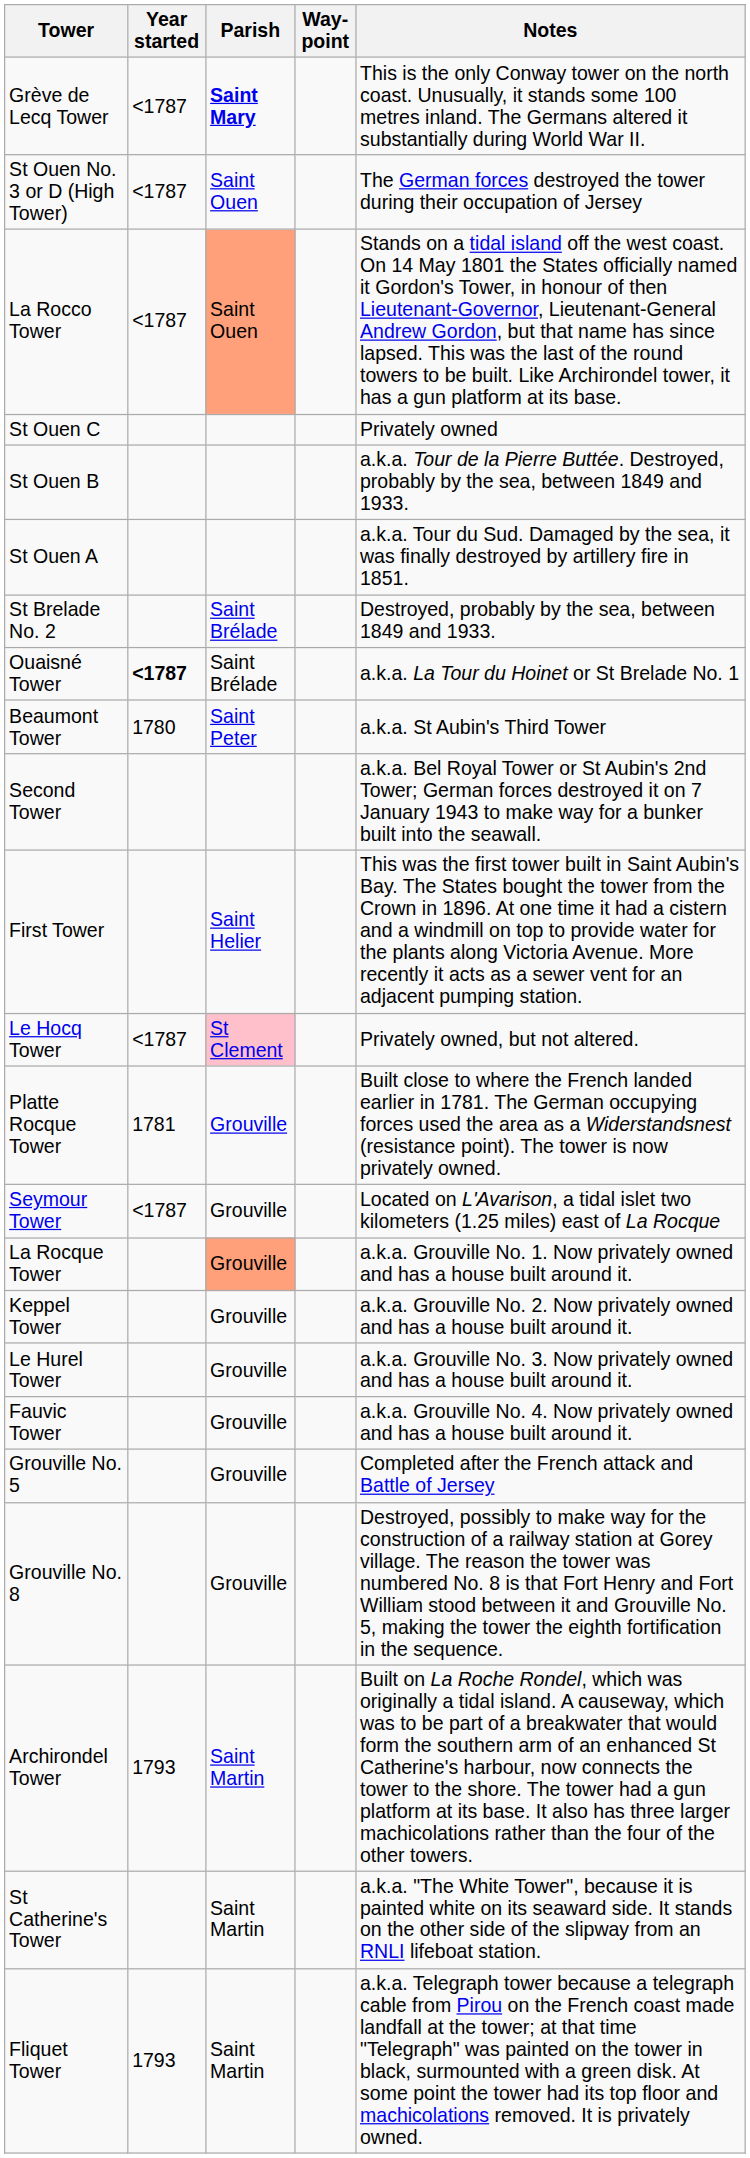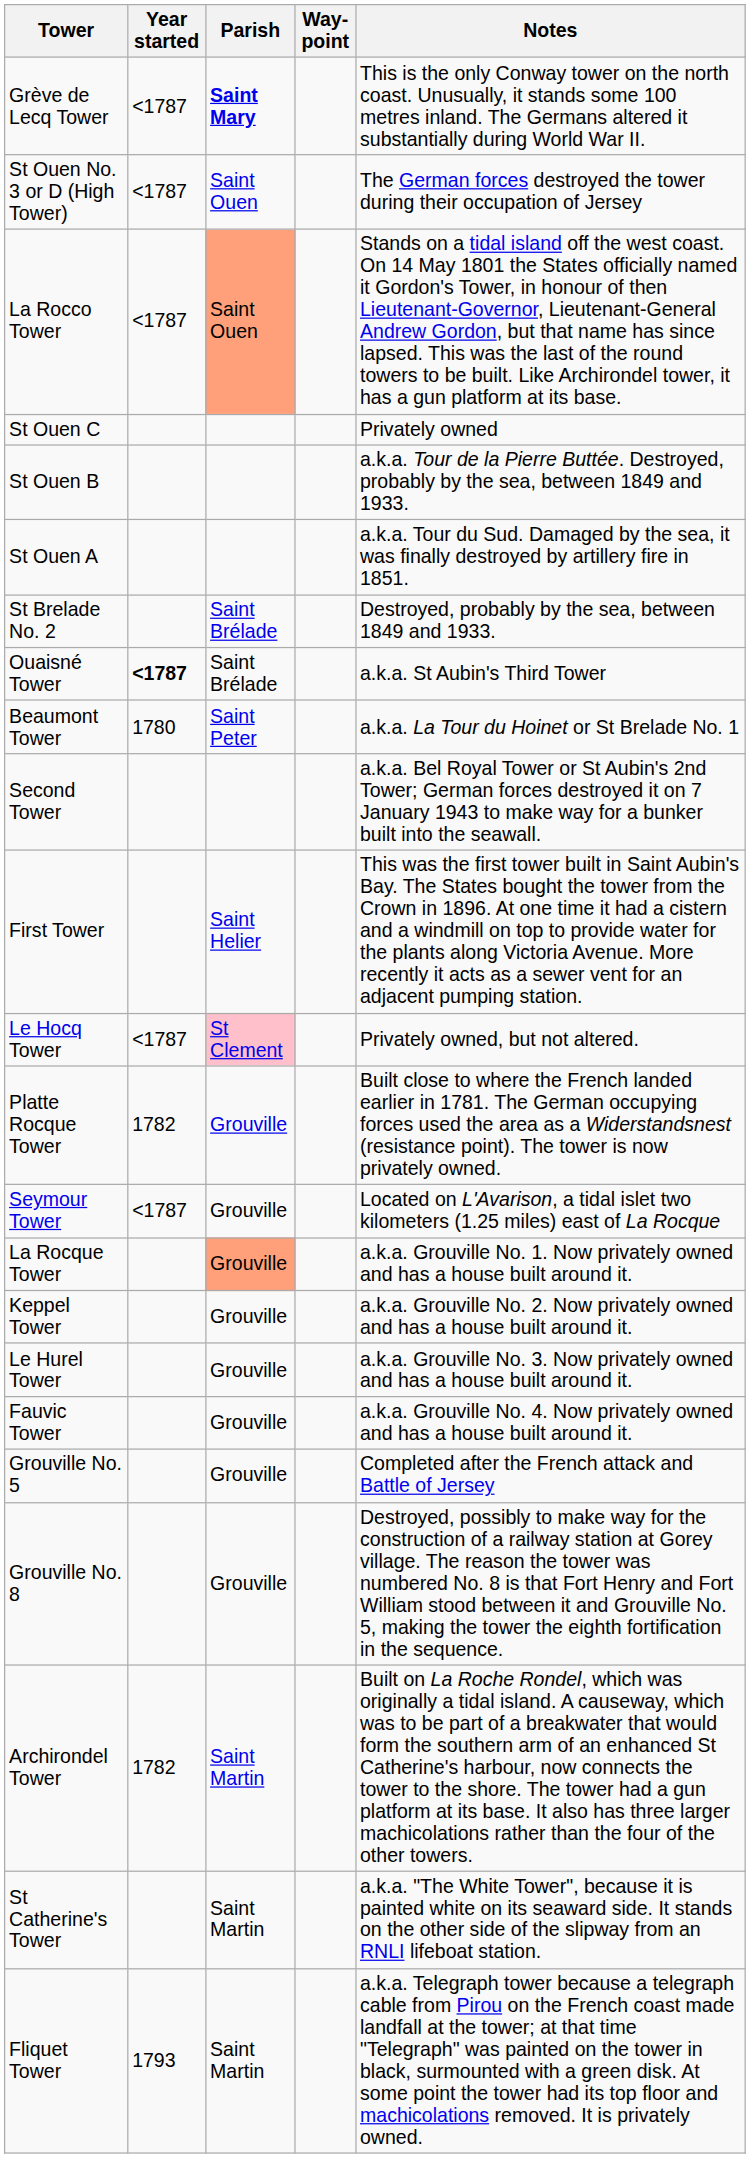(550, 673) a.k.a. La Tour du Hoinet or St Brelade No. 1 -> (483, 673) a.k.a. St Aubin's Third Tower
(483, 726) a.k.a. St Aubin's Third Tower -> (550, 726) a.k.a. La Tour du Hoinet or St Brelade No. 1
(154, 1125) 1781 -> (154, 1125) 1782
(154, 1768) 1793 -> (154, 1768) 1782
